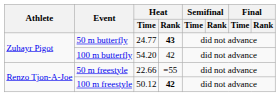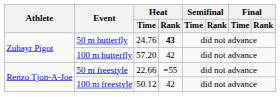(146, 40) 24.77 -> (146, 40) 24.76
(146, 55) 54.20 -> (146, 55) 57.20
(170, 85) bold -> (170, 85) normal
